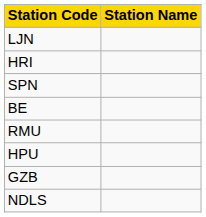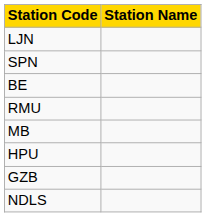- row: (20, 62)
+ row: (19, 131)
